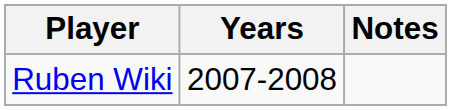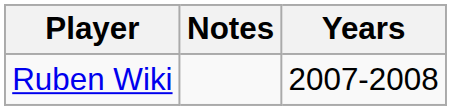columns swapped: (262, 29) <-> (395, 29)
